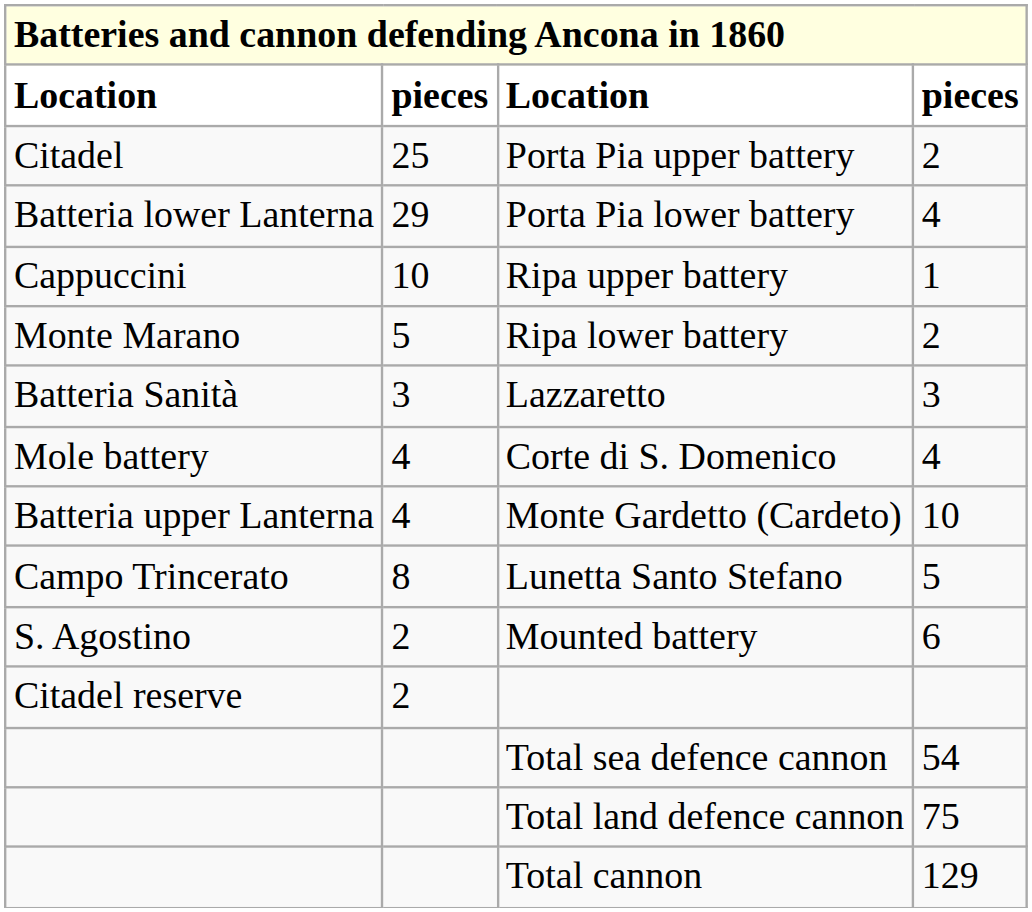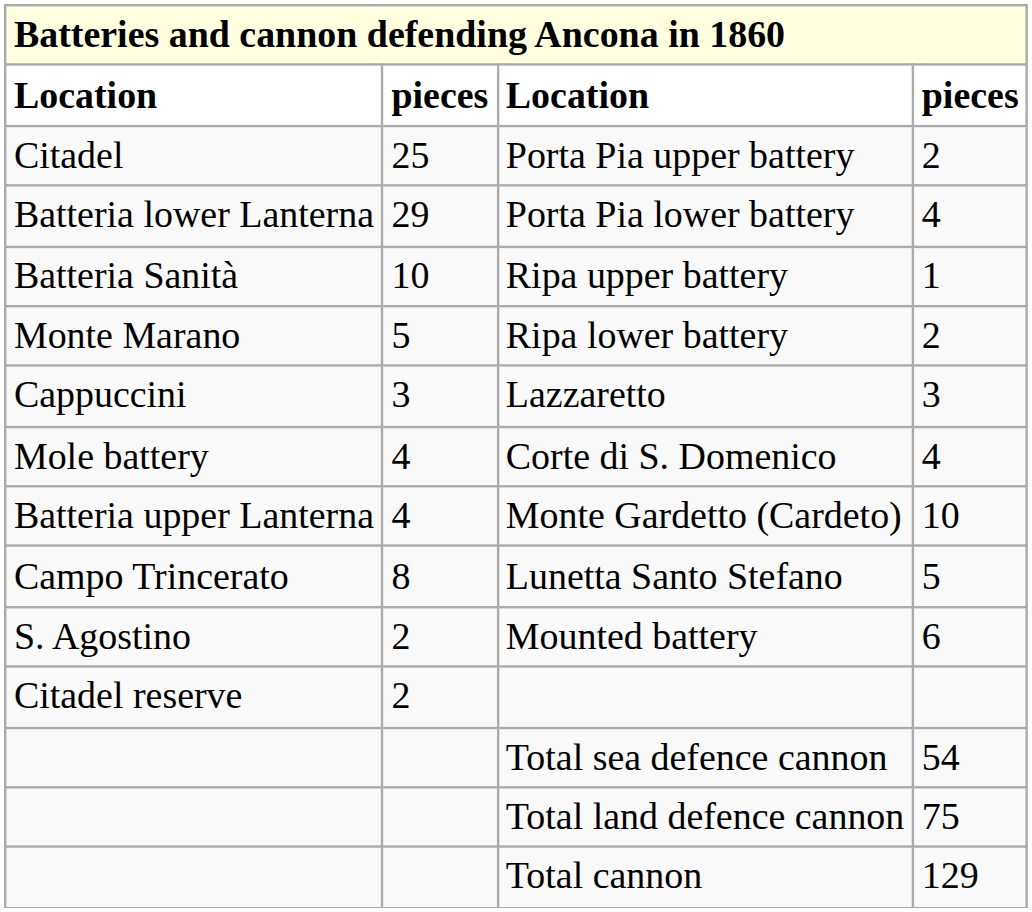(100, 275) Cappuccini -> (126, 275) Batteria Sanità
(126, 395) Batteria Sanità -> (100, 395) Cappuccini
